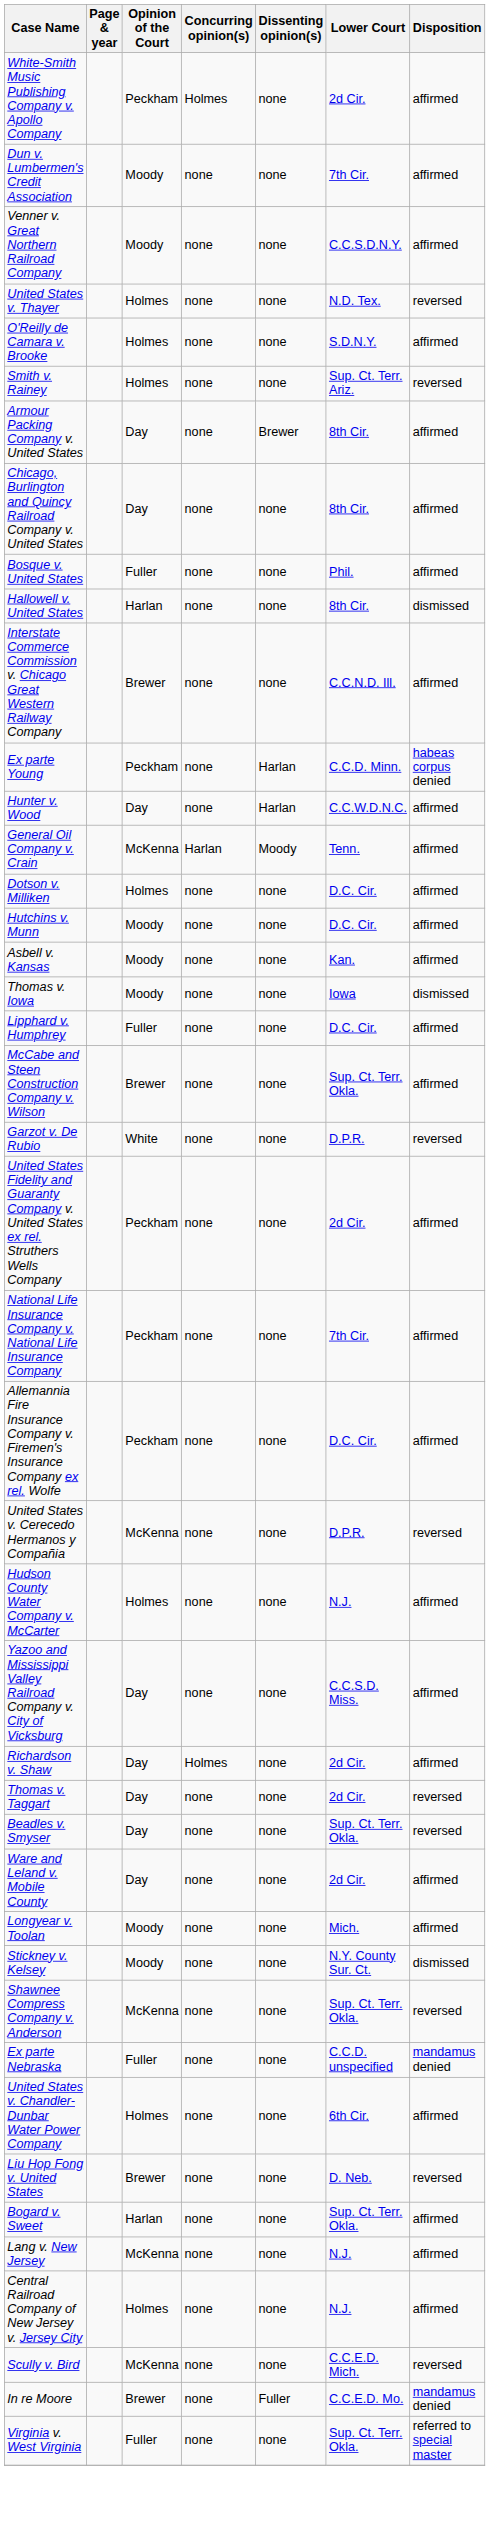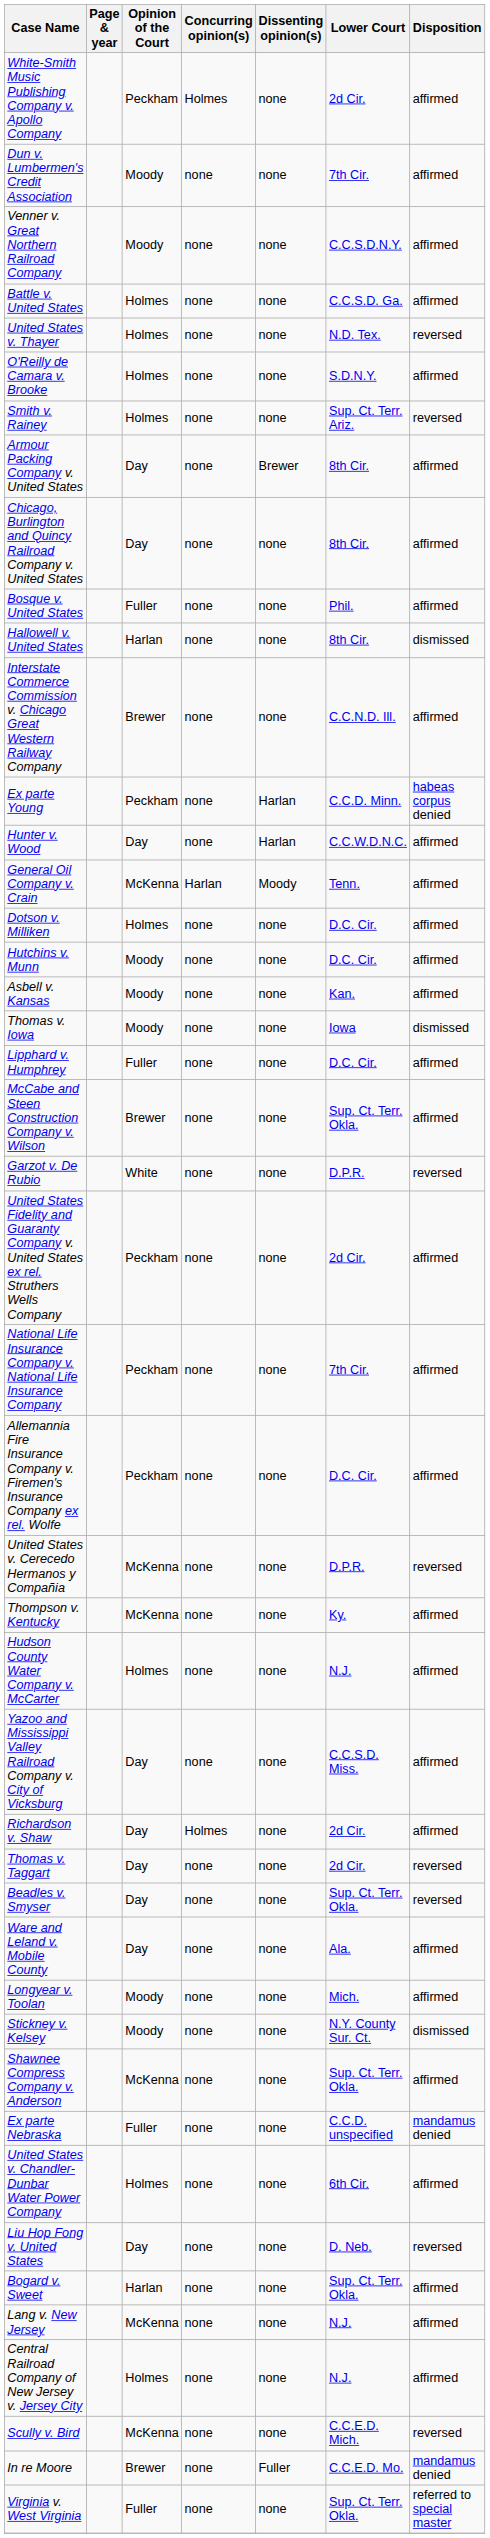+ row: (45, 300)
+ row: (43, 1615)
(347, 1880) 2d Cir. -> (340, 1948) Ala.
(437, 2011) reversed -> (435, 2079) affirmed
(145, 2178) Brewer -> (137, 2246) Day
